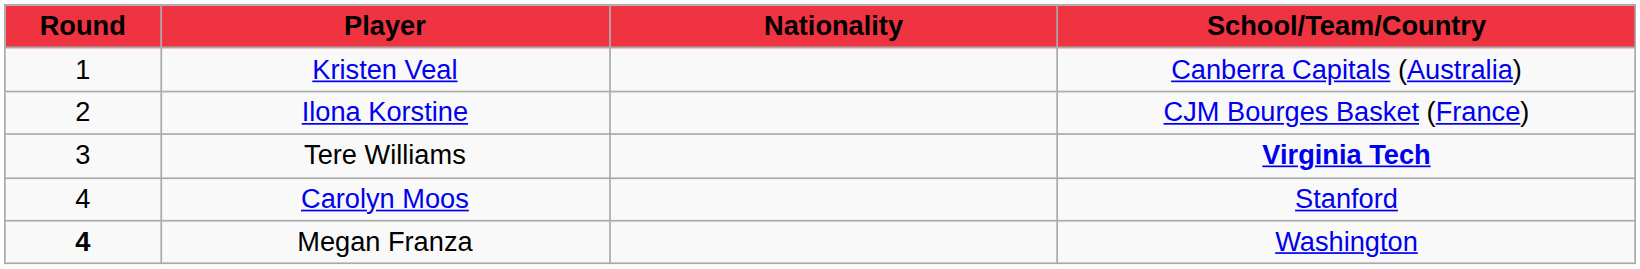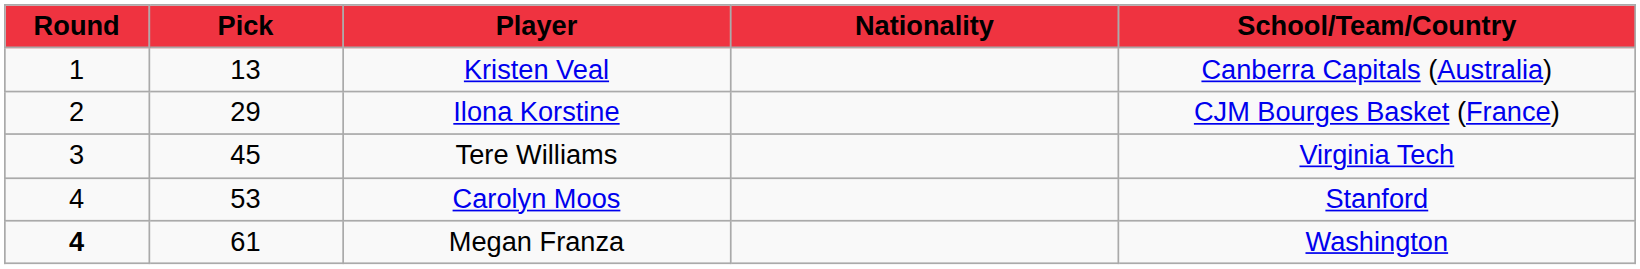+ column: (245, 26)
(1346, 155) bold -> (1377, 155) normal
